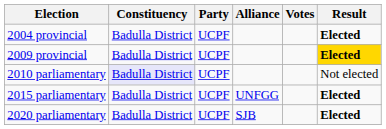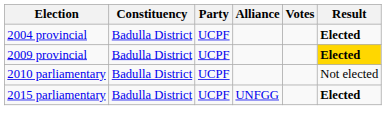(152, 74) lavender background -> (152, 74) no background
- row: (57, 114)
